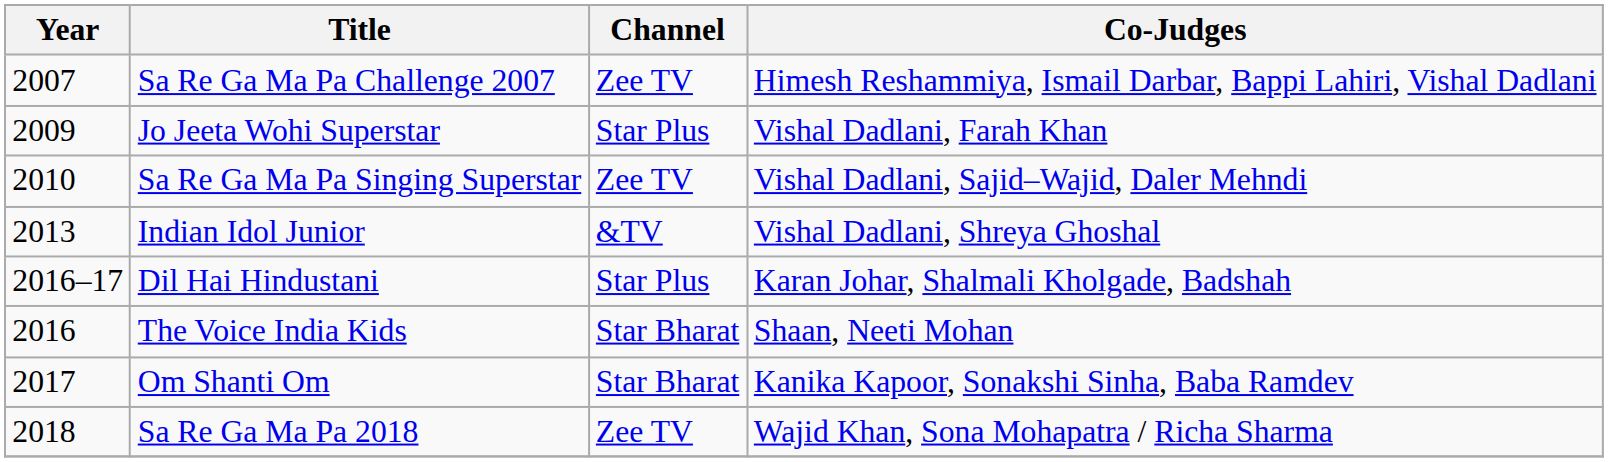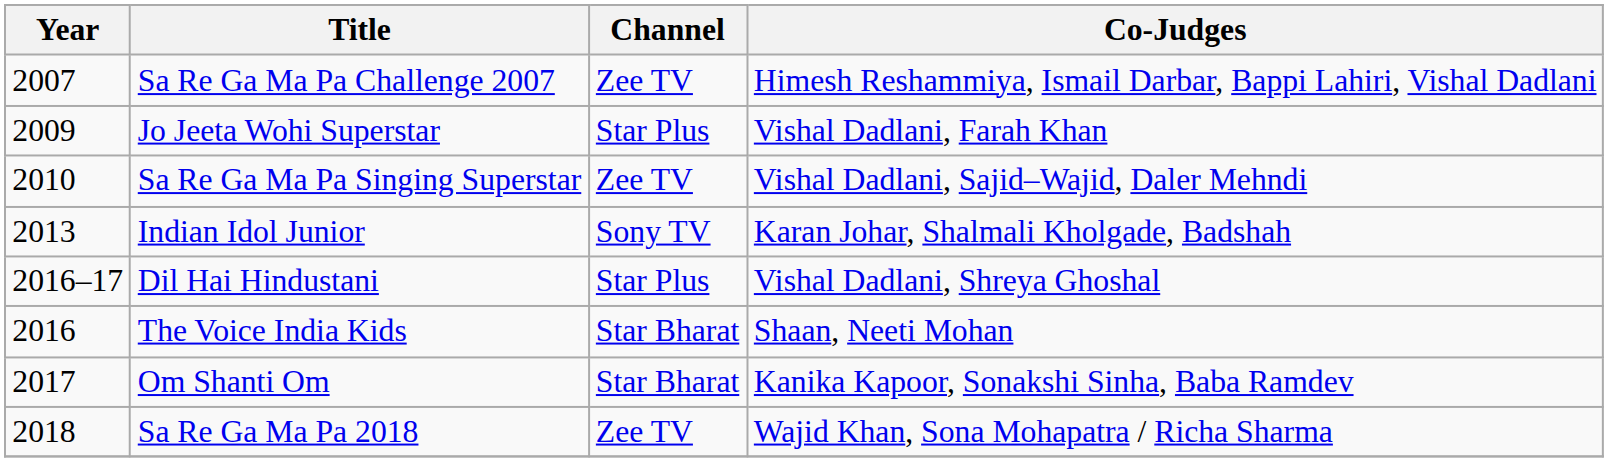(629, 230) &TV -> (653, 230) Sony TV
(957, 230) Vishal Dadlani, Shreya Ghoshal -> (1022, 230) Karan Johar, Shalmali Kholgade, Badshah
(1022, 280) Karan Johar, Shalmali Kholgade, Badshah -> (957, 280) Vishal Dadlani, Shreya Ghoshal
